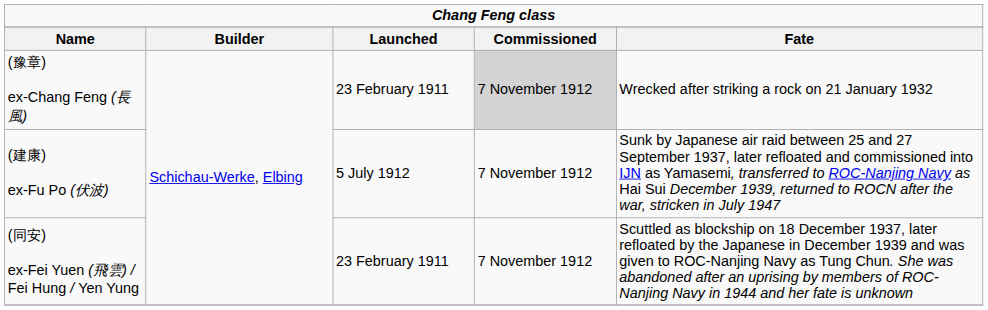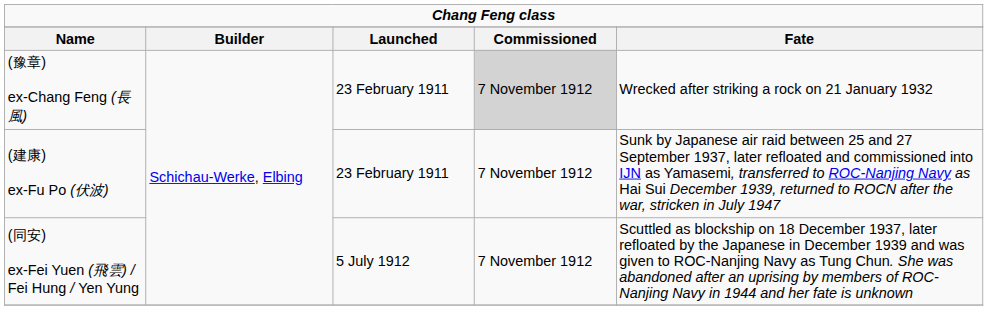(373, 173) 5 July 1912 -> (392, 173) 23 February 1911
(392, 261) 23 February 1911 -> (373, 261) 5 July 1912
